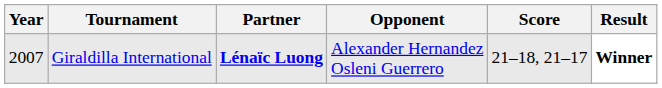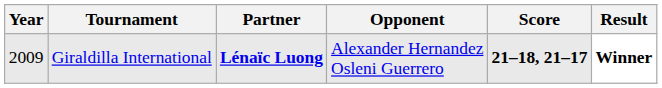(26, 58) 2007 -> (26, 58) 2009
(539, 58) normal -> (539, 58) bold
